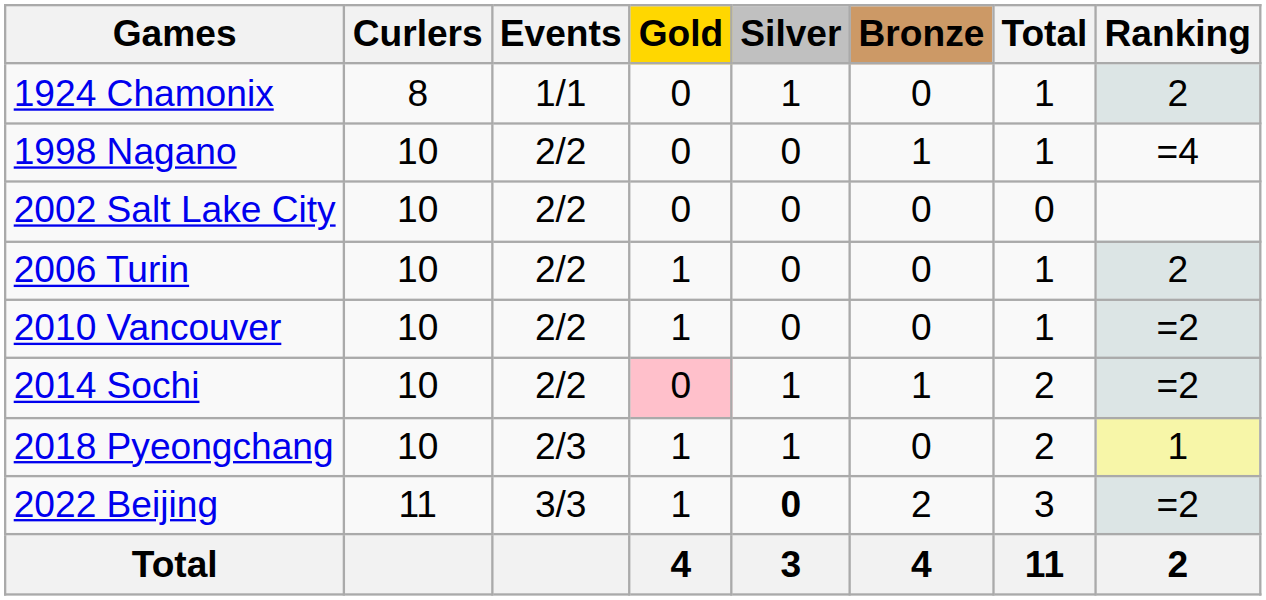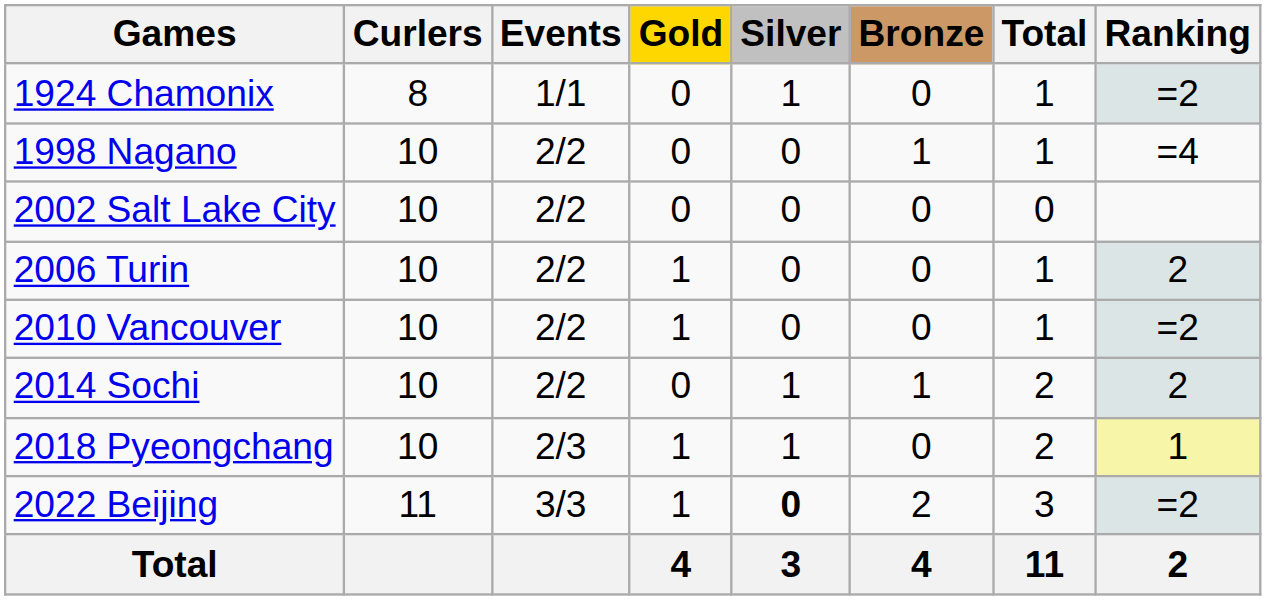(1178, 92) 2 -> (1178, 92) =2
(681, 387) pink background -> (681, 387) no background
(1178, 387) =2 -> (1178, 387) 2
